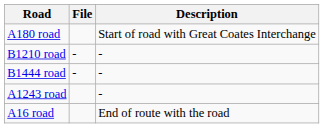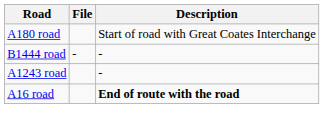- row: (37, 53)
(164, 113) normal -> (169, 93) bold
